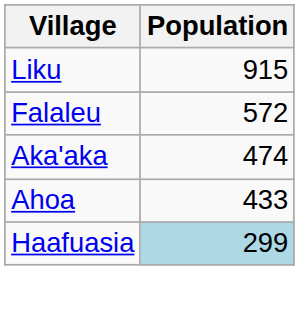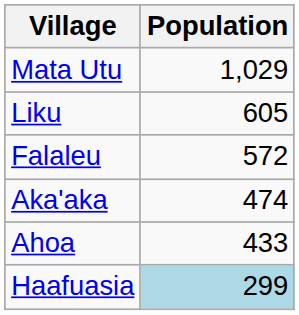+ row: (67, 69)
(265, 69) 915 -> (265, 112) 605
